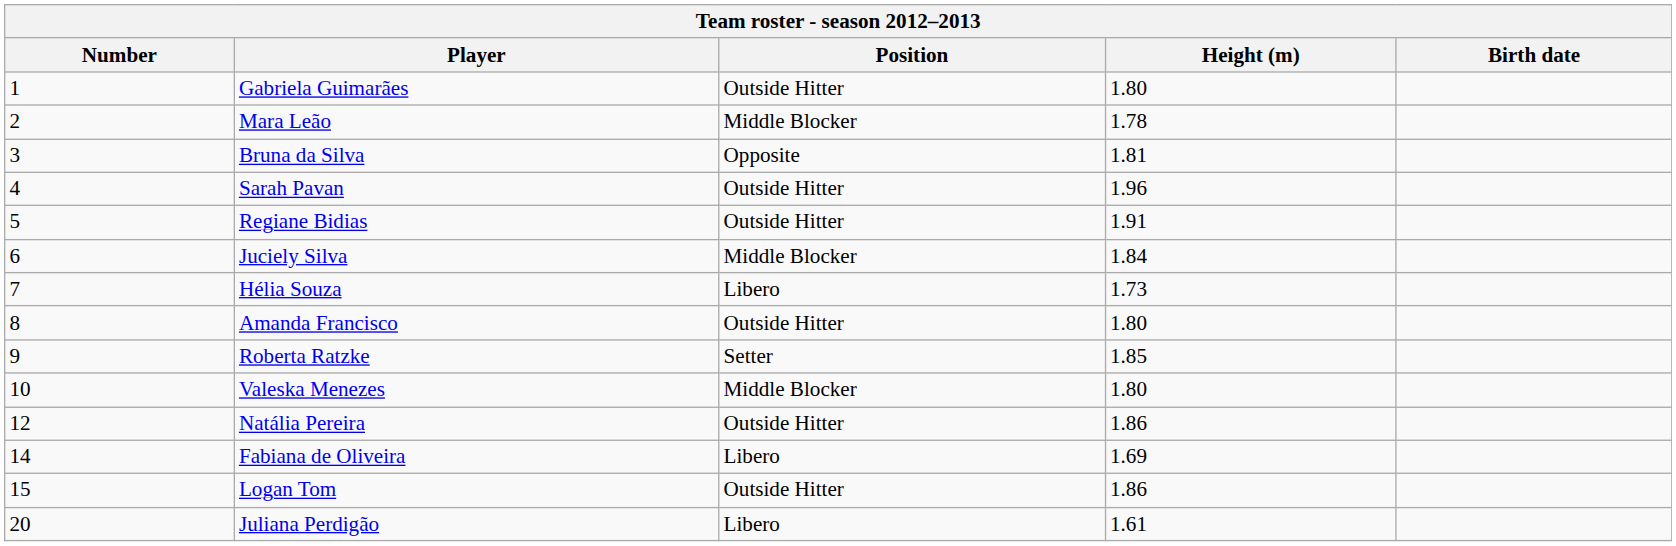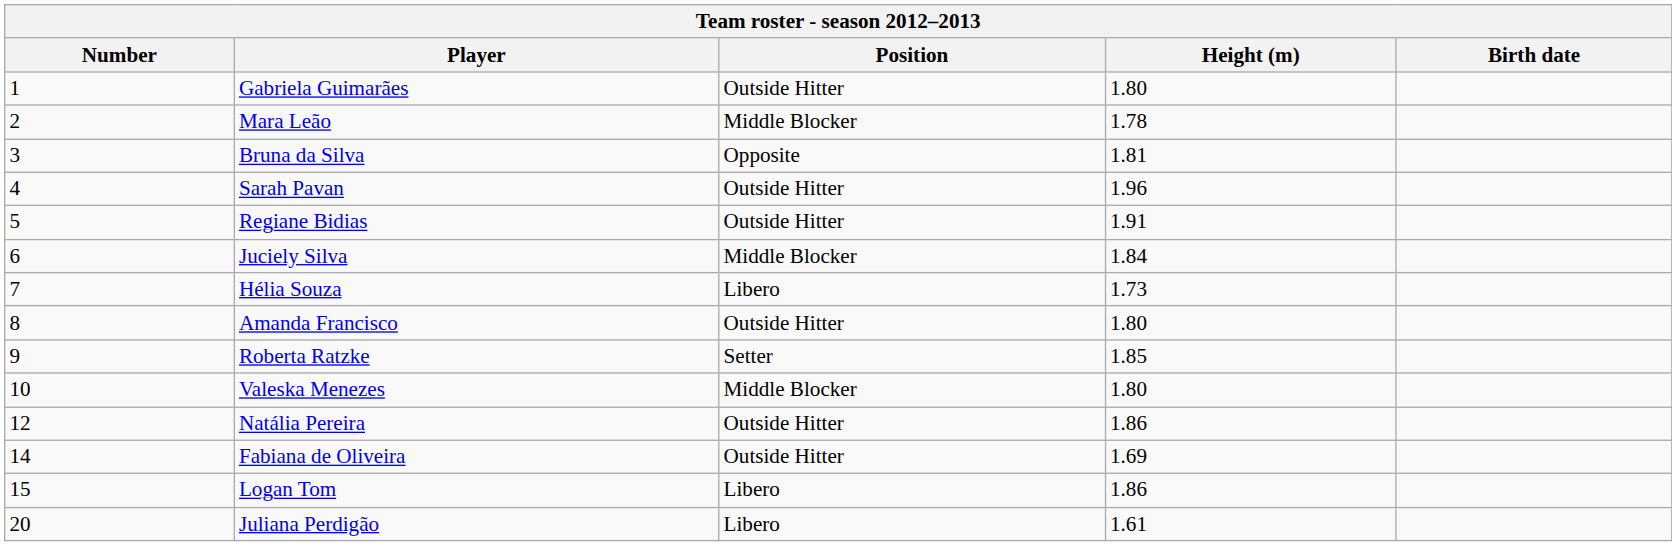(752, 456) Libero -> (784, 456) Outside Hitter
(784, 490) Outside Hitter -> (752, 490) Libero
